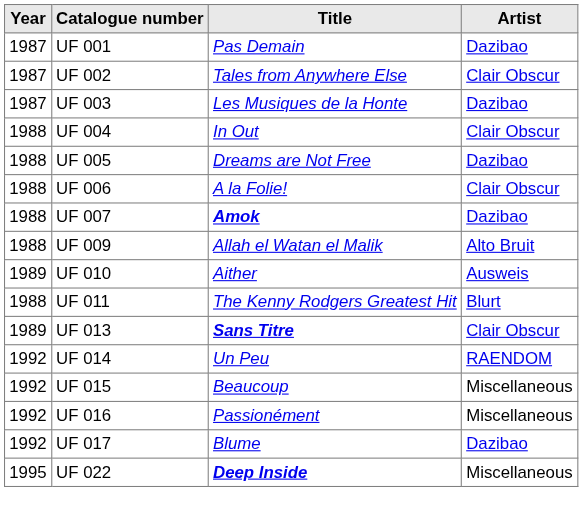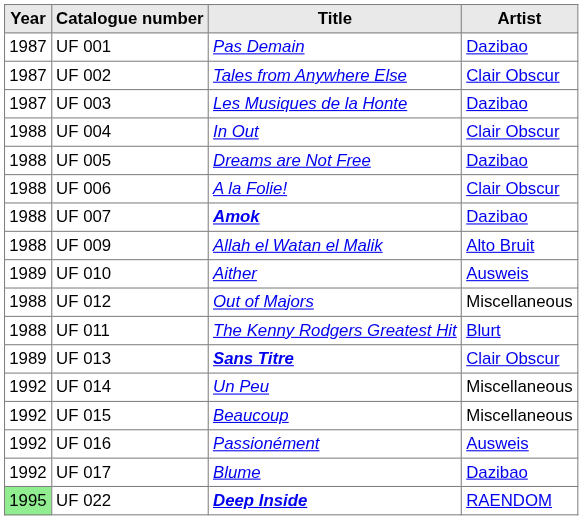+ row: (84, 302)
(509, 358) RAENDOM -> (519, 387) Miscellaneous
(519, 415) Miscellaneous -> (497, 443) Ausweis
(28, 472) no background -> (28, 500) lightgreen background
(519, 472) Miscellaneous -> (509, 500) RAENDOM
